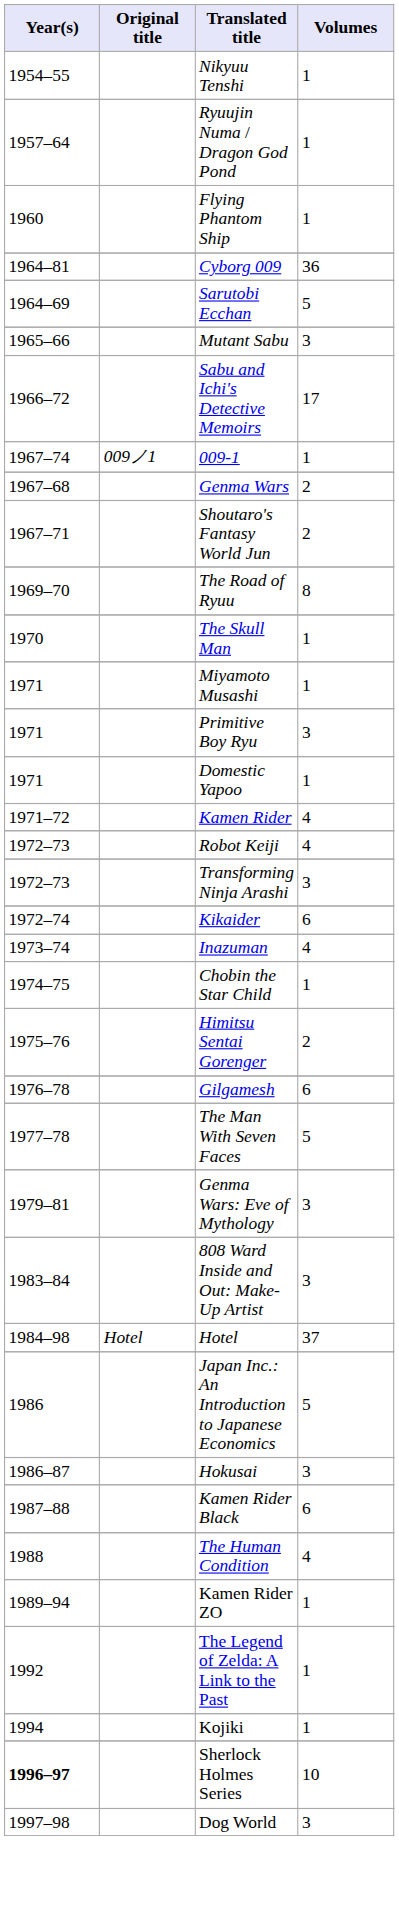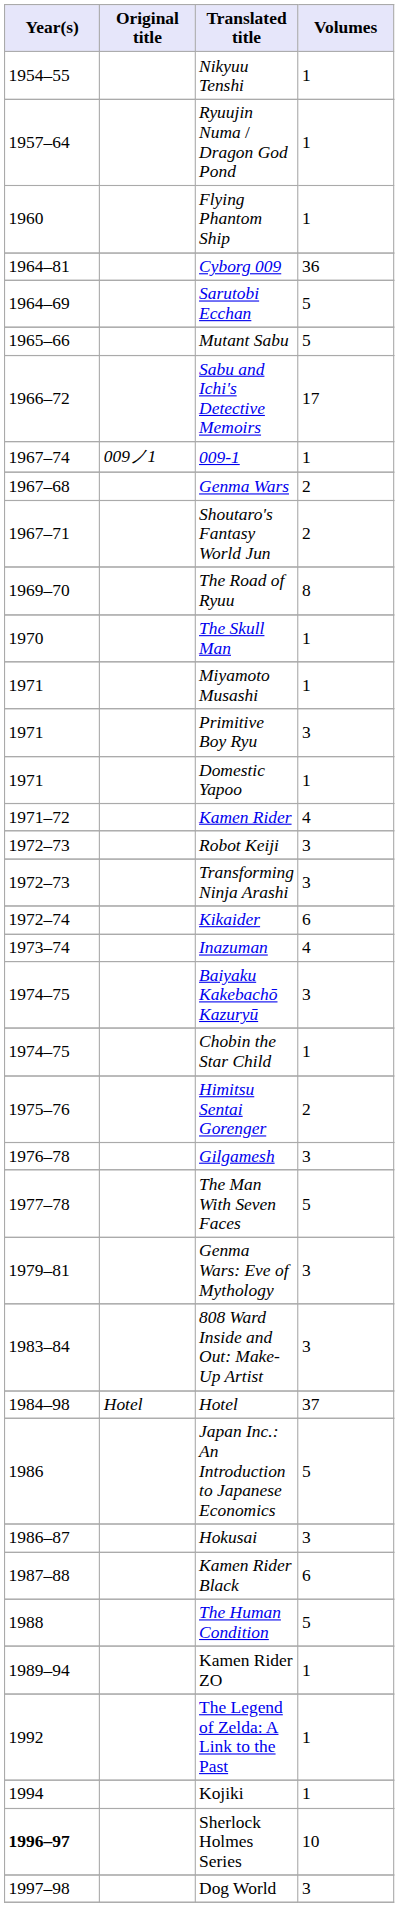(306, 341) 3 -> (306, 341) 5
(306, 844) 4 -> (306, 844) 3
+ row: (238, 994)
(306, 1089) 6 -> (306, 1156) 3
(306, 1555) 4 -> (306, 1622) 5
